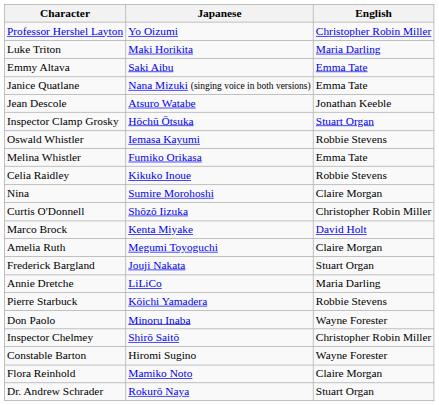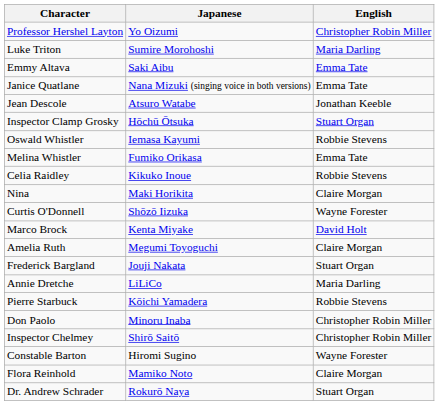(161, 49) Maki Horikita -> (171, 49) Sumire Morohoshi
(171, 193) Sumire Morohoshi -> (161, 193) Maki Horikita
(374, 211) Christopher Robin Miller -> (352, 211) Wayne Forester
(352, 319) Wayne Forester -> (374, 319) Christopher Robin Miller
